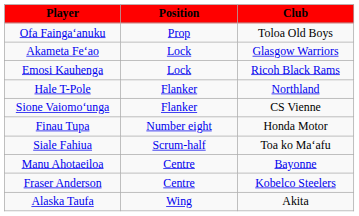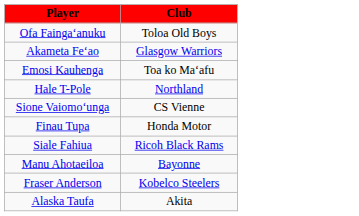- column: (179, 13)
(296, 70) Ricoh Black Rams -> (179, 70) Toa ko Maʻafu
(296, 145) Toa ko Maʻafu -> (179, 145) Ricoh Black Rams
